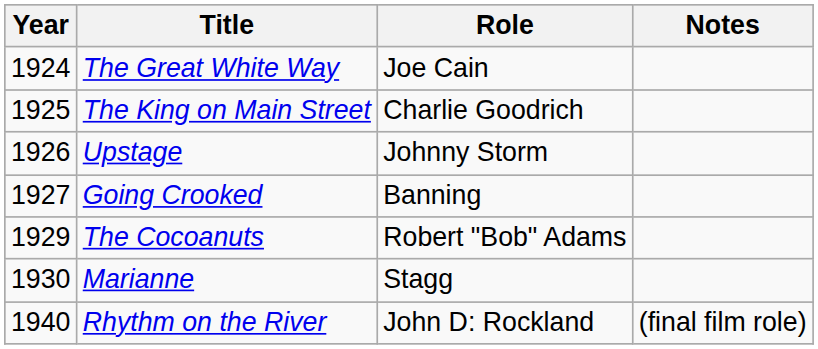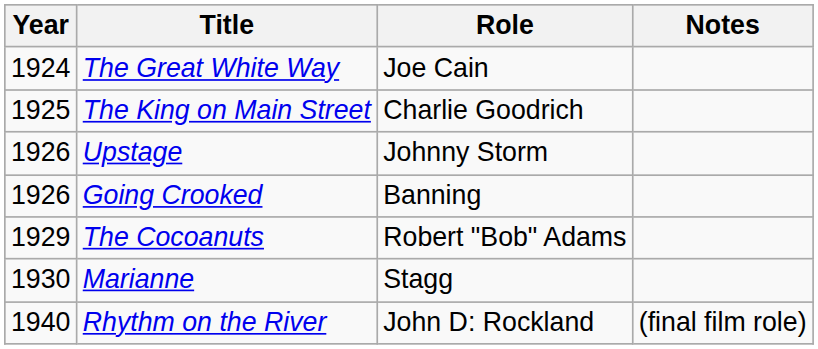(41, 195) 1927 -> (41, 195) 1926
